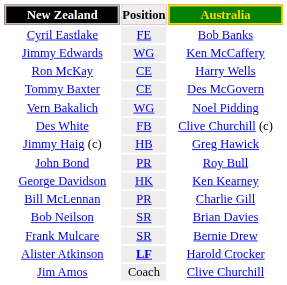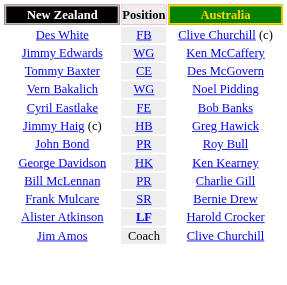rows swapped: (62, 126) <-> (62, 34)
- row: (62, 71)
- row: (62, 217)
